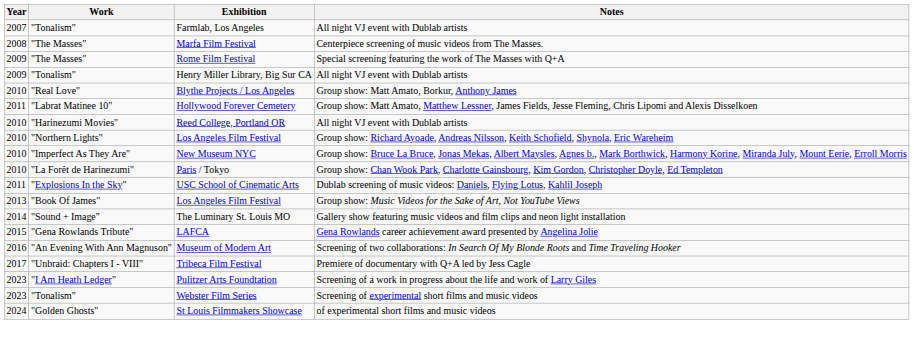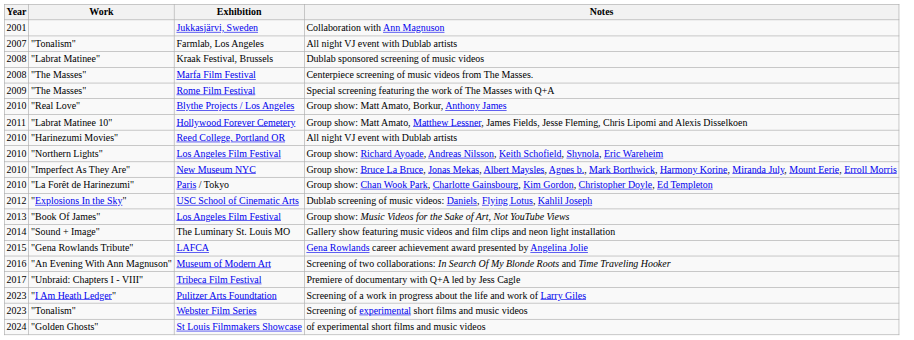+ row: (217, 28)
+ row: (225, 59)
- row: (244, 75)
(16, 185) 2011 -> (17, 201) 2012
